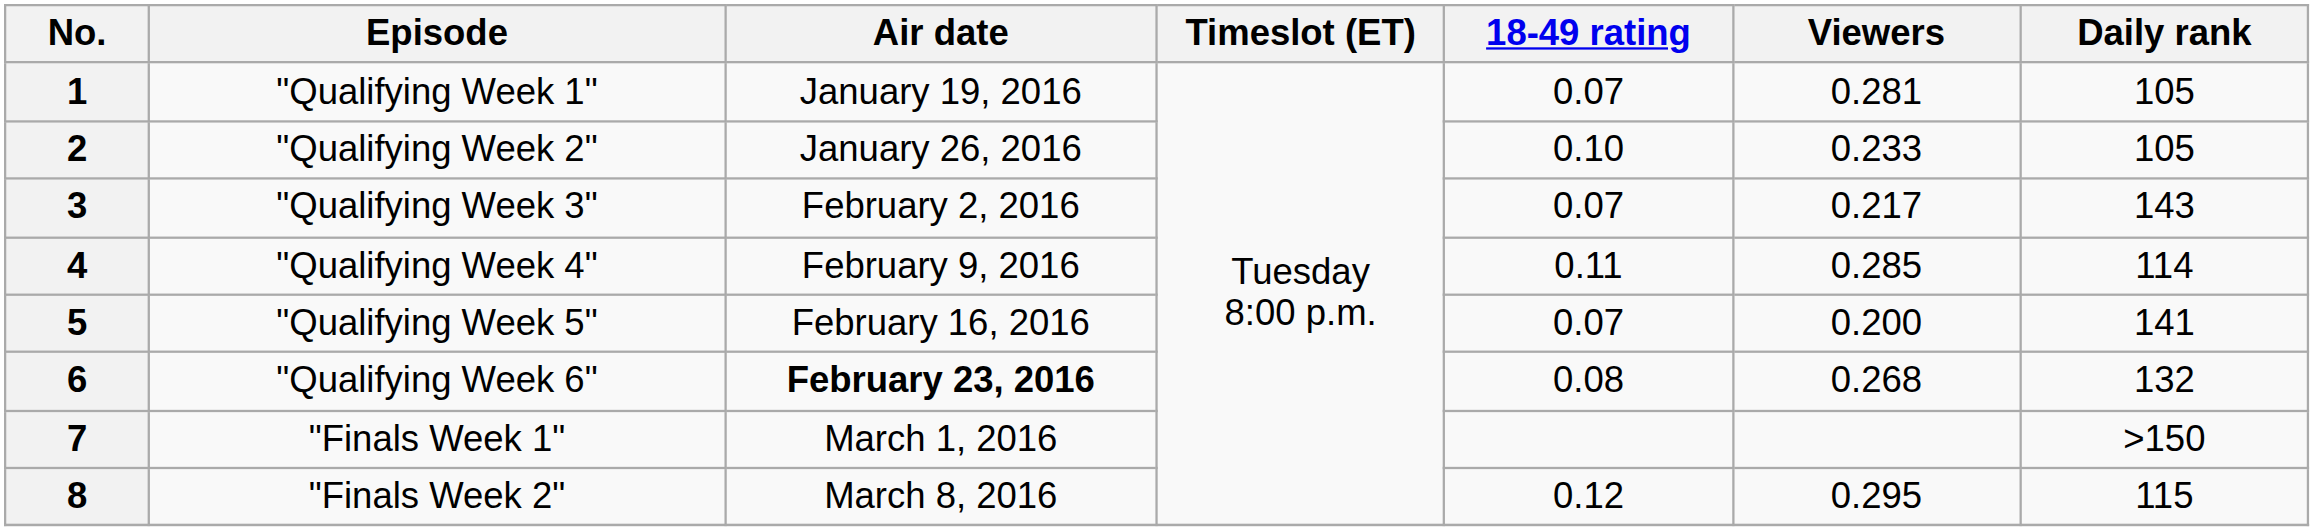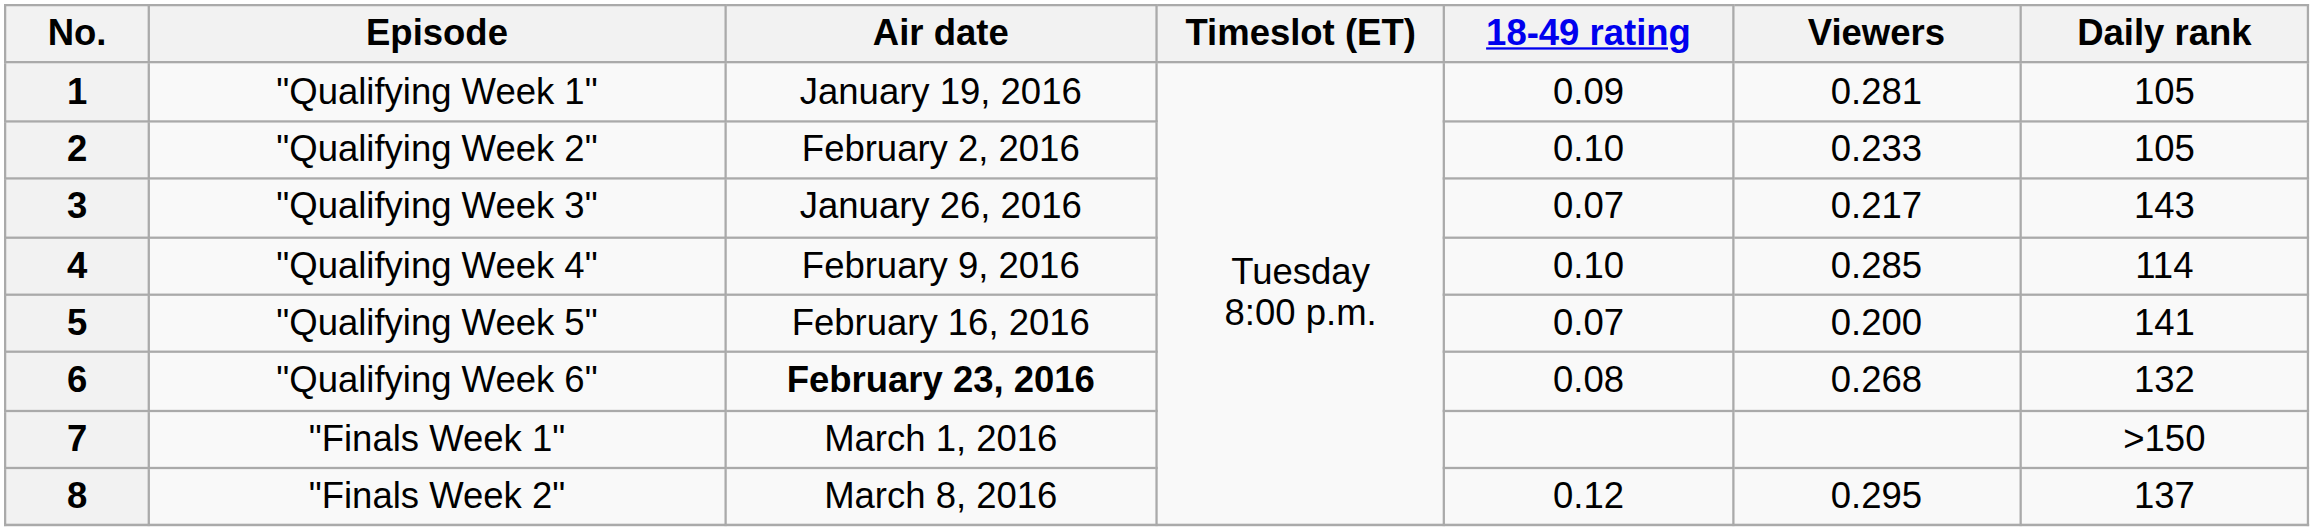(1589, 91) 0.07 -> (1589, 91) 0.09
(941, 149) January 26, 2016 -> (941, 149) February 2, 2016
(941, 206) February 2, 2016 -> (941, 206) January 26, 2016
(1589, 264) 0.11 -> (1589, 264) 0.10
(2164, 496) 115 -> (2164, 496) 137
